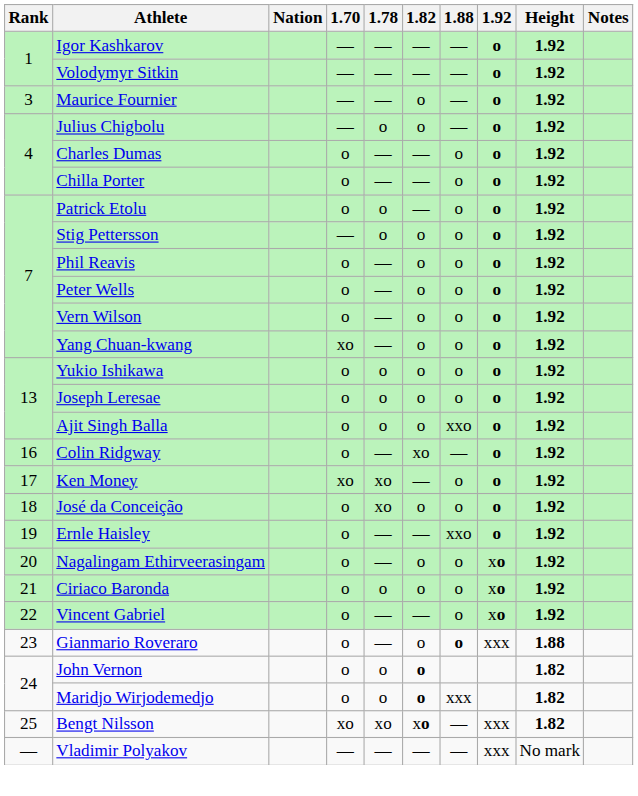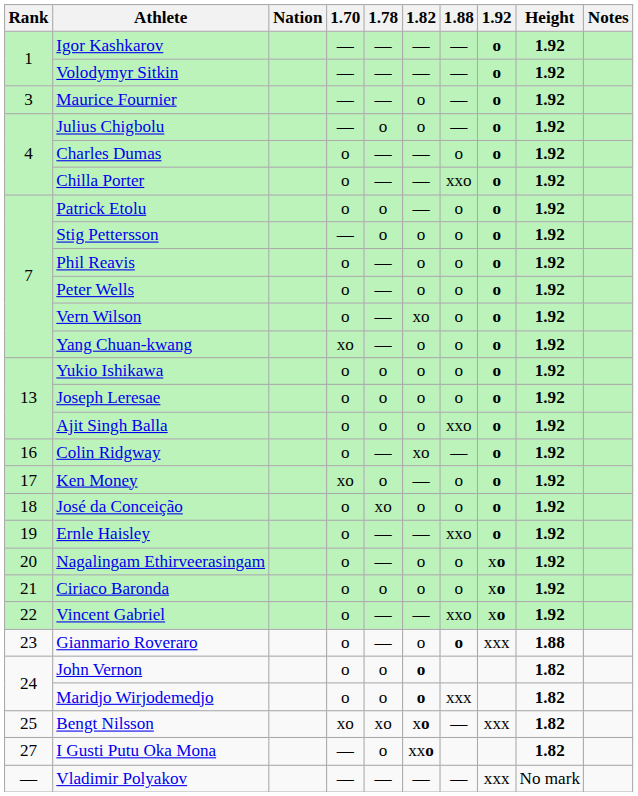(459, 180) o -> (459, 180) xxo
(421, 316) o -> (421, 316) xo
(383, 479) xo -> (383, 479) o
(459, 615) o -> (459, 615) xxo
+ row: (136, 751)
